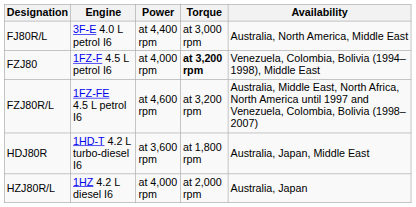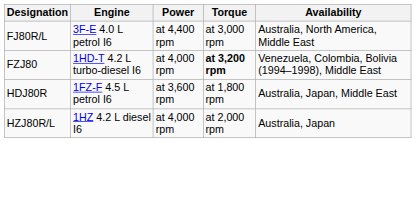(101, 65) 1FZ-F 4.5 L petrol I6 -> (107, 65) 1HD-T 4.2 L turbo-diesel I6
- row: (30, 106)
(102, 153) 1HD-T 4.2 L turbo-diesel I6 -> (101, 94) 1FZ-F 4.5 L petrol I6
